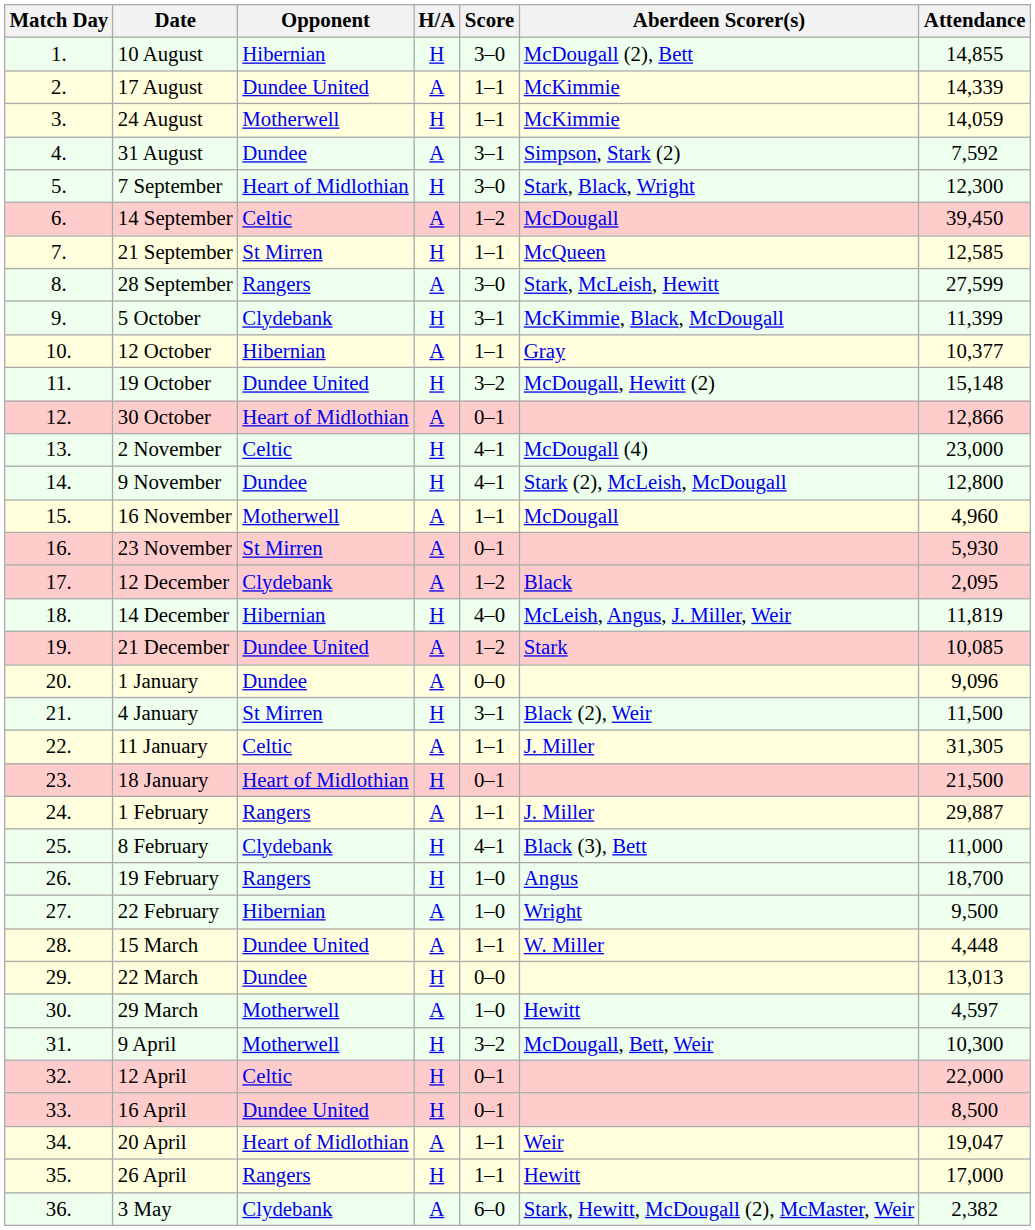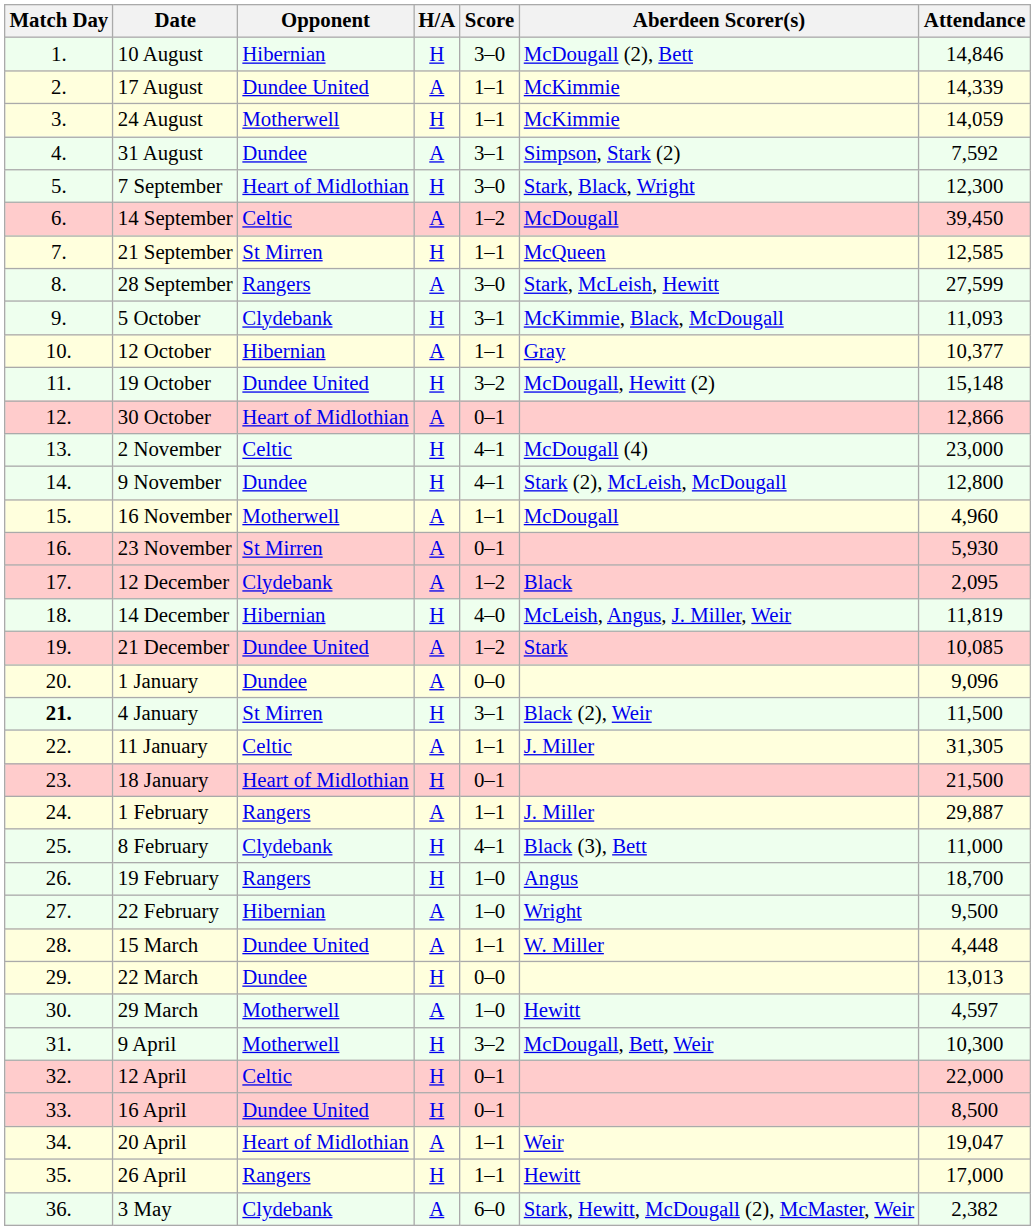(975, 53) 14,855 -> (975, 53) 14,846
(975, 317) 11,399 -> (975, 317) 11,093
(59, 713) normal -> (59, 713) bold
